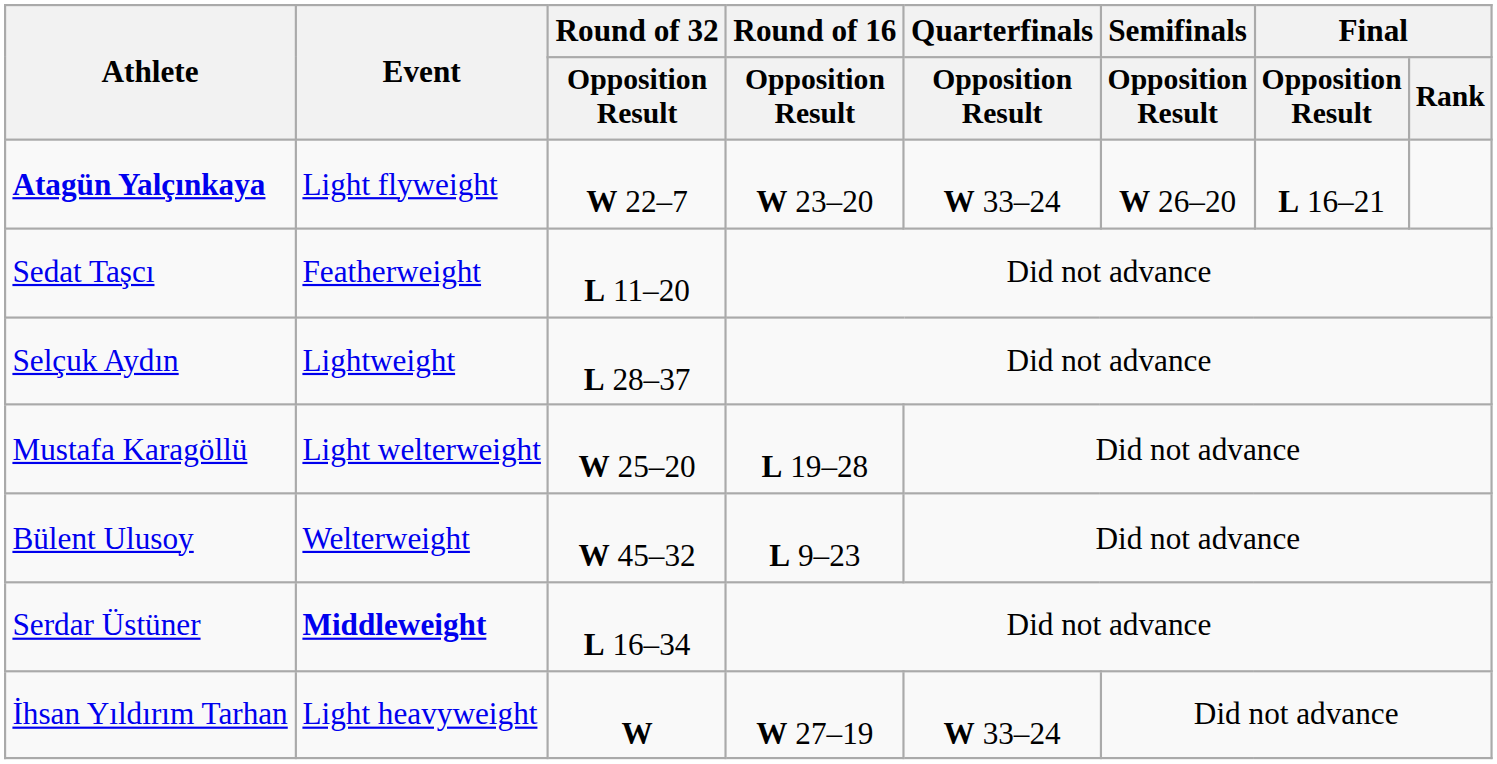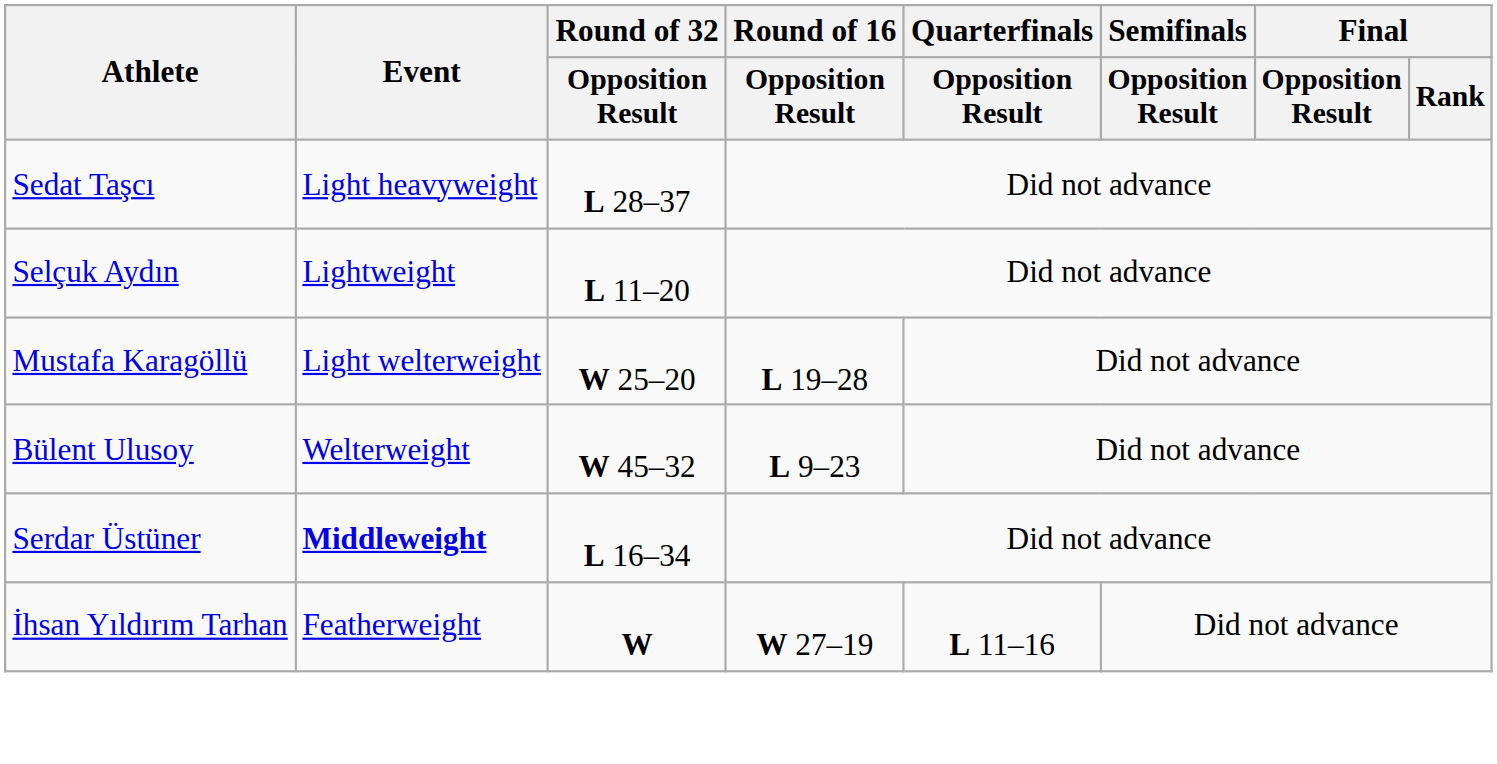- row: (139, 184)
(392, 272) Featherweight -> (420, 184) Light heavyweight
(637, 290) L 11–20 -> (637, 202) L 28–37
(637, 379) L 28–37 -> (637, 290) L 11–20
(420, 714) Light heavyweight -> (392, 626) Featherweight
(1002, 733) W 33–24 -> (1002, 644) L 11–16
